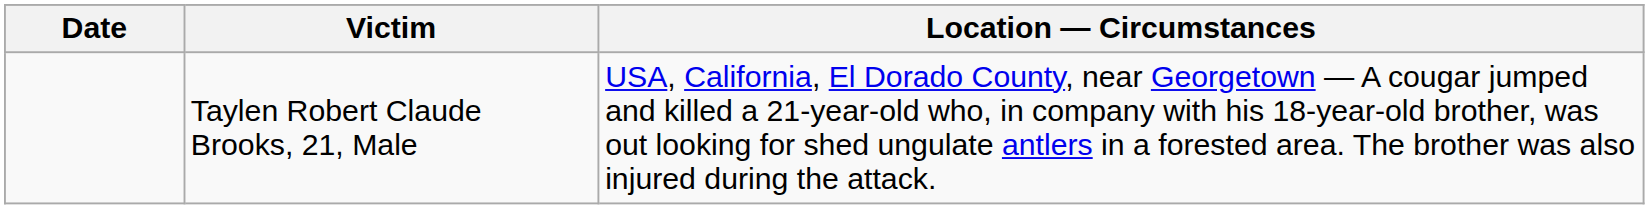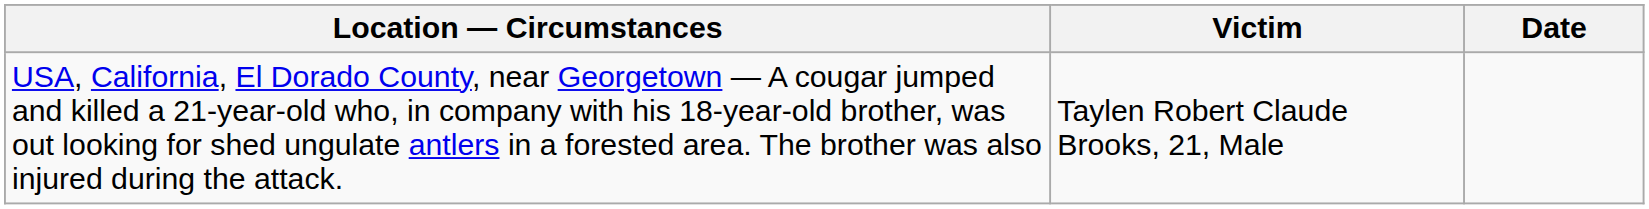columns swapped: (94, 28) <-> (1121, 28)
